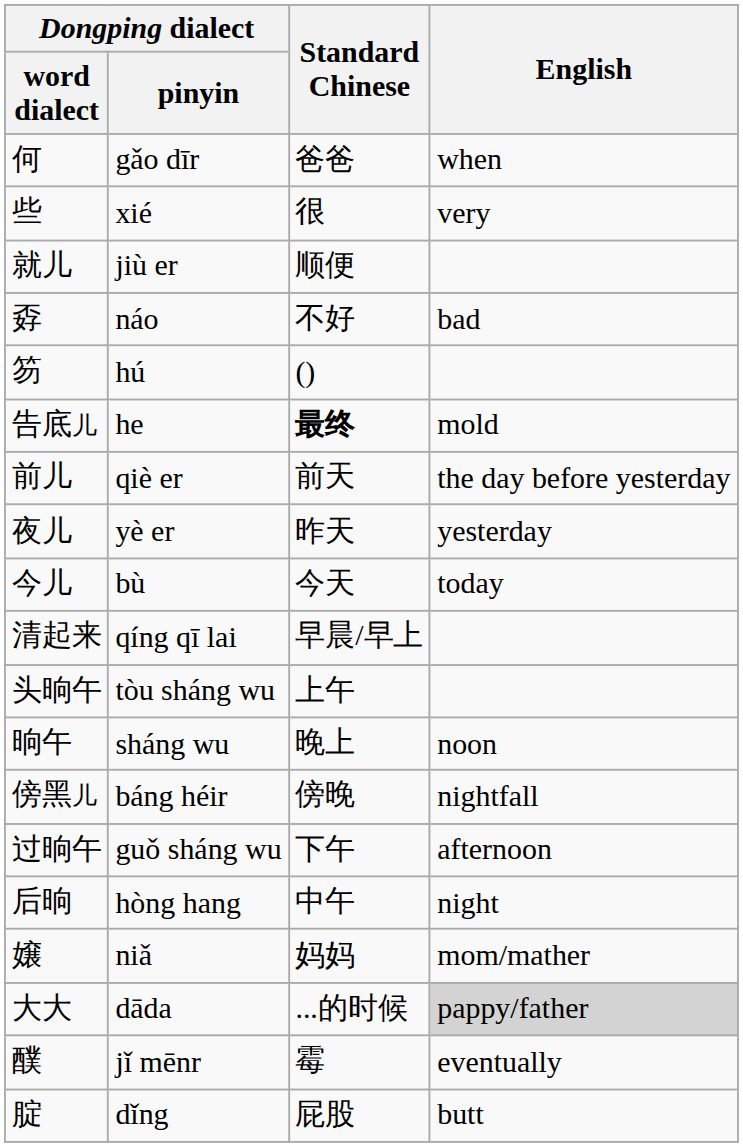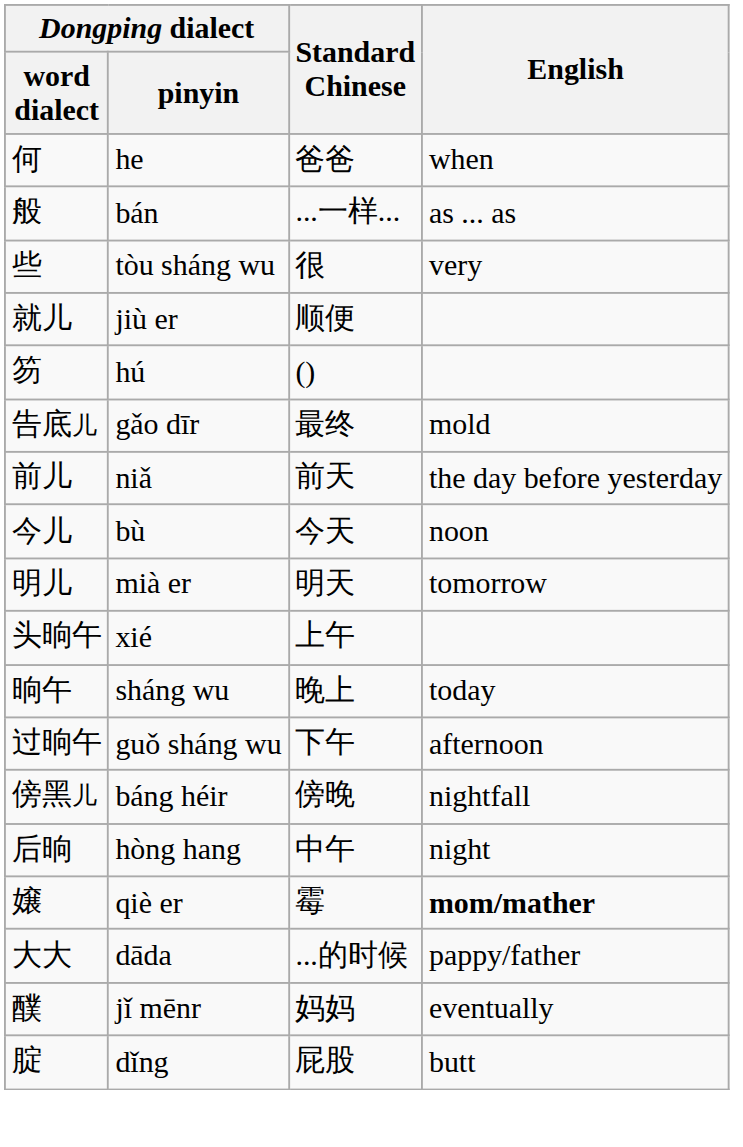(157, 159) gǎo dīr -> (130, 159) he
+ row: (27, 211)
(134, 212) xié -> (195, 265) tòu sháng wu
- row: (27, 317)
(130, 424) he -> (157, 424) gǎo dīr
(325, 423) bold -> (325, 423) normal
(149, 477) qiè er -> (134, 477) niǎ
- row: (42, 530)
(470, 584) today -> (459, 531) noon
+ row: (42, 583)
- row: (57, 636)
(195, 690) tòu sháng wu -> (134, 637) xié
(467, 743) noon -> (462, 690) today
rows swapped: (57, 848) <-> (54, 795)
(134, 955) niǎ -> (149, 902) qiè er
(325, 954) 妈妈 -> (310, 901) 霉
(514, 955) normal -> (512, 902) bold
(513, 1008) lightgrey background -> (505, 955) no background
(310, 1060) 霉 -> (325, 1007) 妈妈
